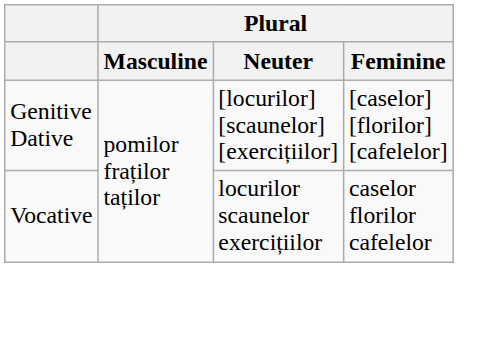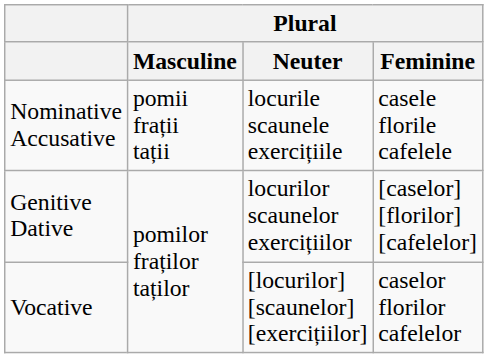+ row: (66, 125)
(278, 125) [locurilor] [scaunelor] [exercițiilor] -> (300, 215) locurilor scaunelor exercițiilor
(270, 215) locurilor scaunelor exercițiilor -> (308, 306) [locurilor] [scaunelor] [exercițiilor]
